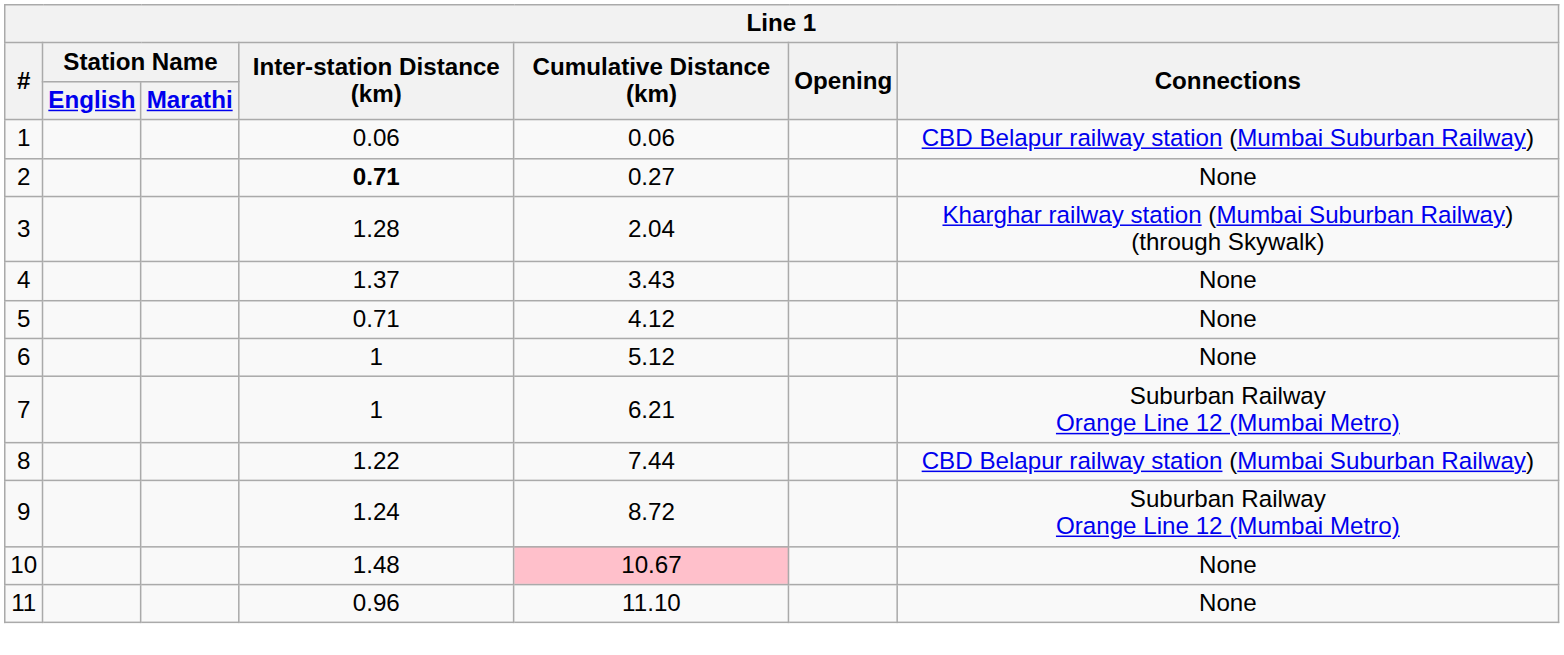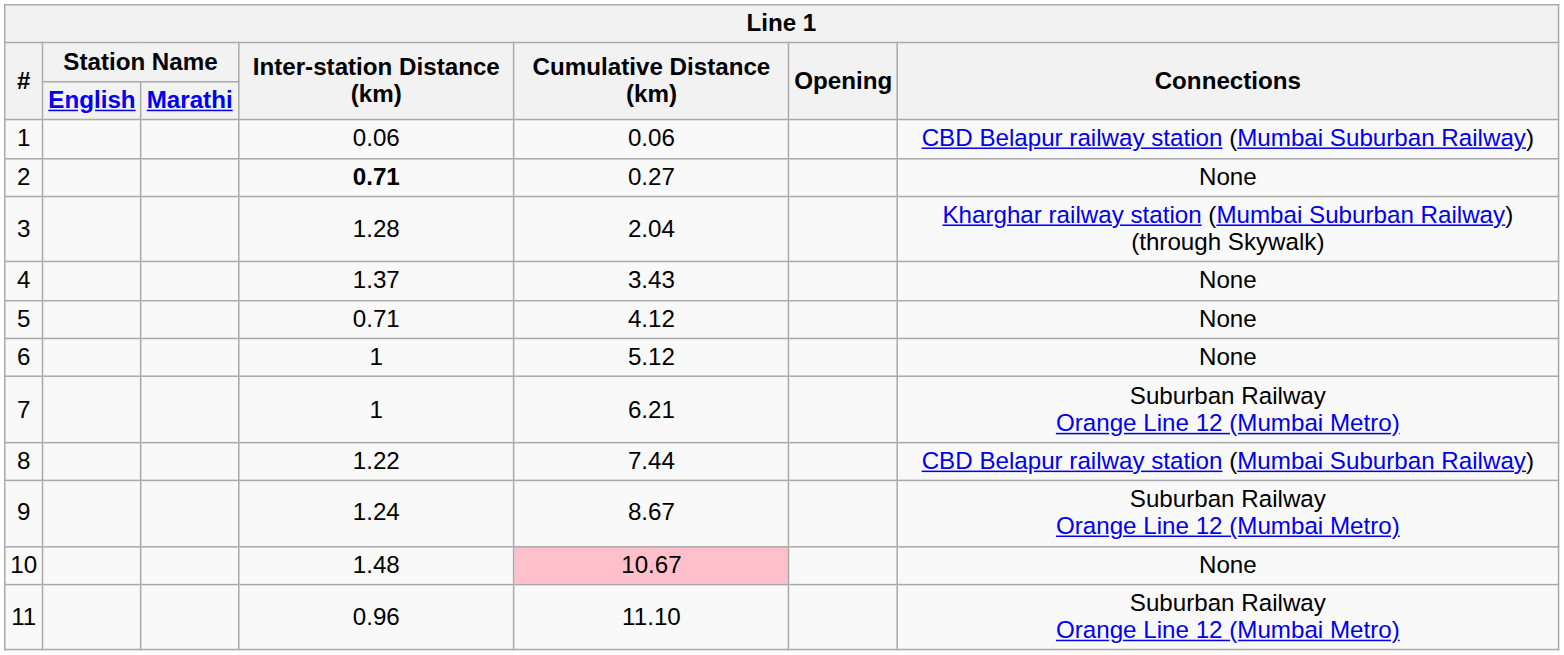(651, 513) 8.72 -> (651, 513) 8.67
(1228, 603) None -> (1228, 616) Suburban Railway Orange Line 12 (Mumbai Metro)
